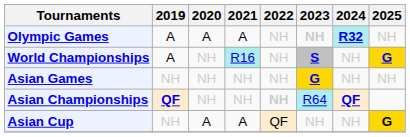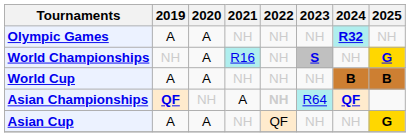(243, 37) A -> (243, 37) NH
(315, 37) bold -> (315, 37) normal
(171, 58) A -> (171, 58) NH
(207, 58) NH -> (207, 58) A
+ row: (41, 79)
- row: (50, 79)
(243, 100) NH -> (243, 100) A
(171, 121) NH -> (171, 121) A
(243, 121) A -> (243, 121) NH
